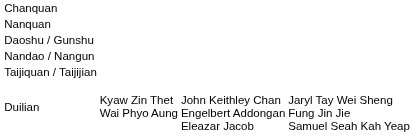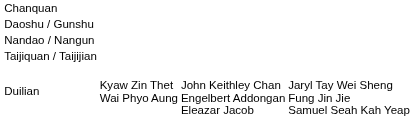- row: (28, 24)
